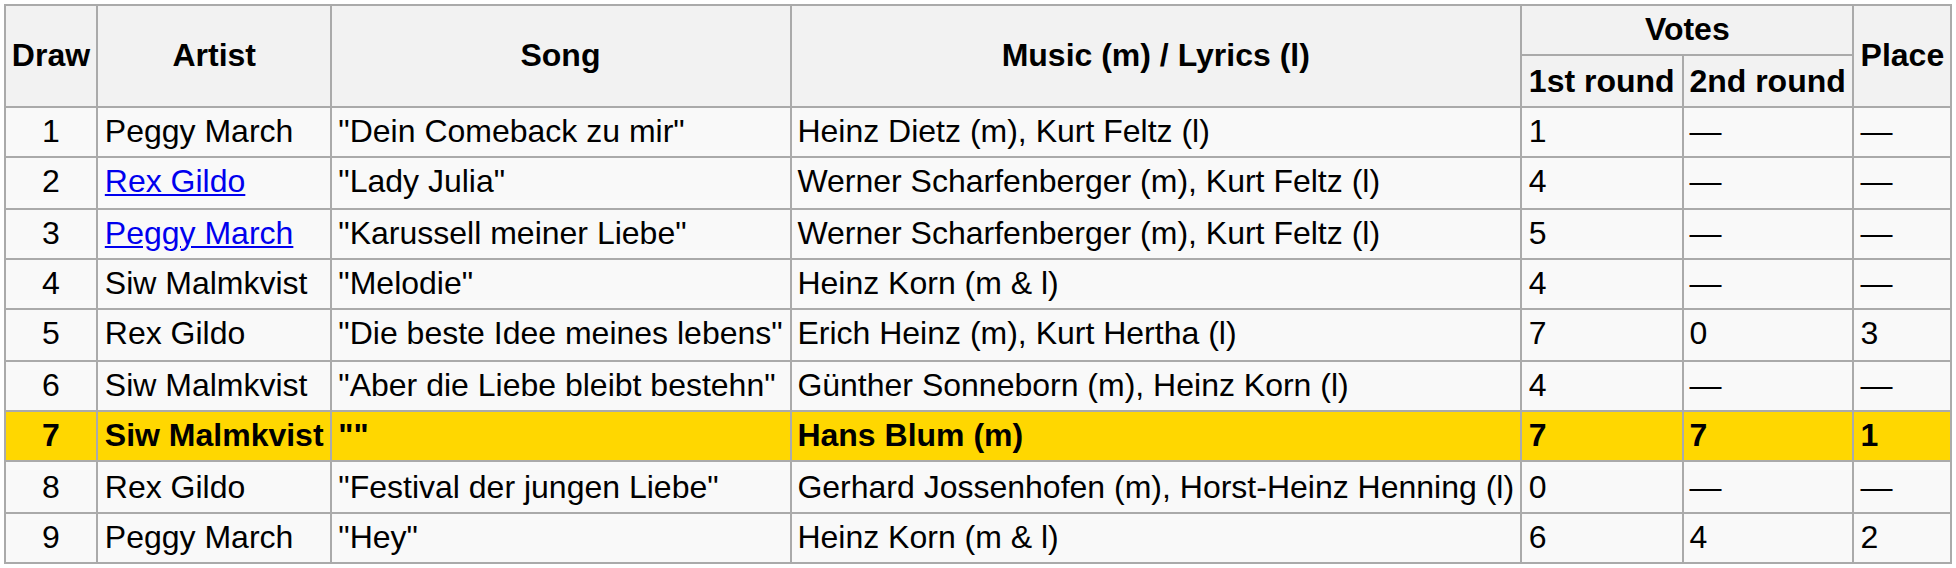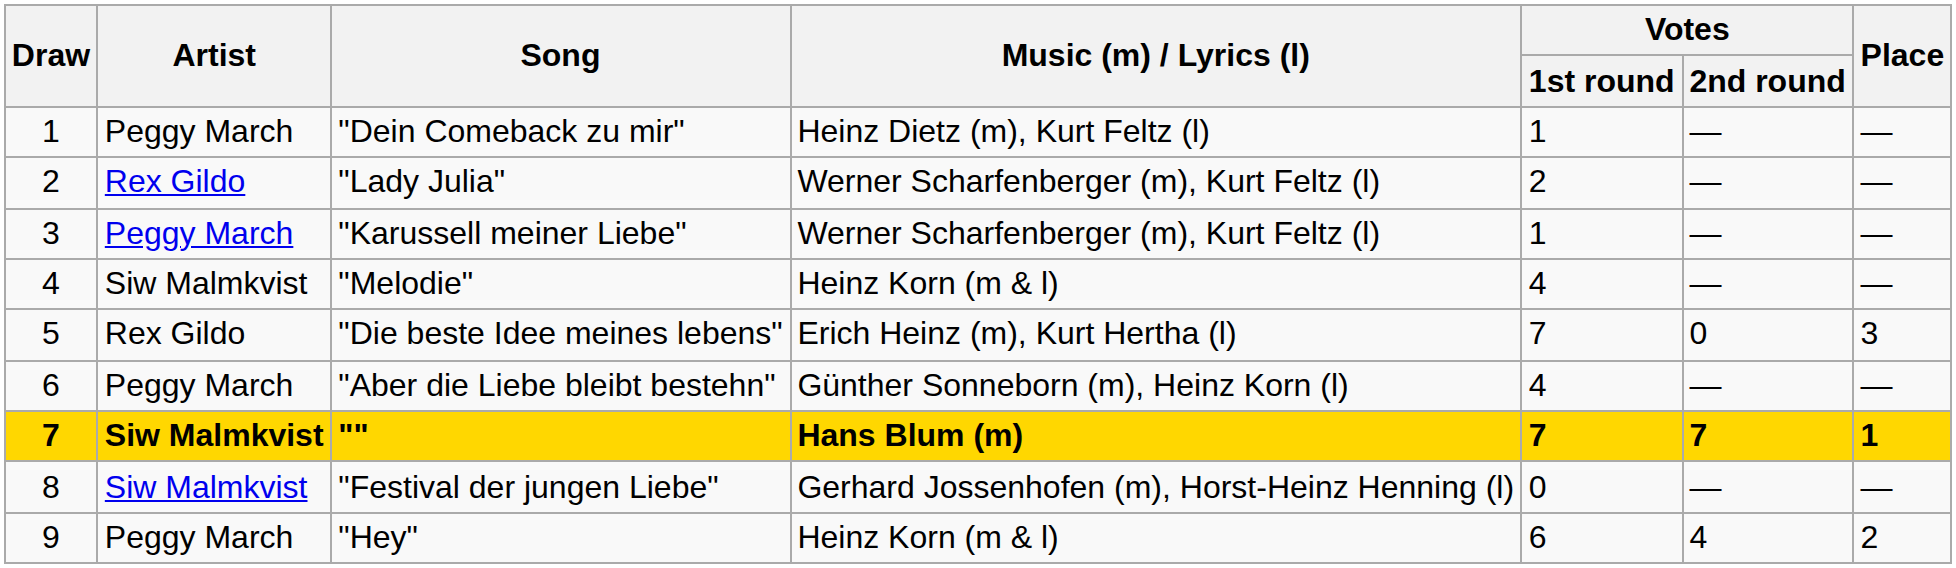(1538, 182) 4 -> (1538, 182) 2
(1538, 232) 5 -> (1538, 232) 1
(206, 385) Siw Malmkvist -> (199, 385) Peggy March
(175, 486) Rex Gildo -> (206, 486) Siw Malmkvist
